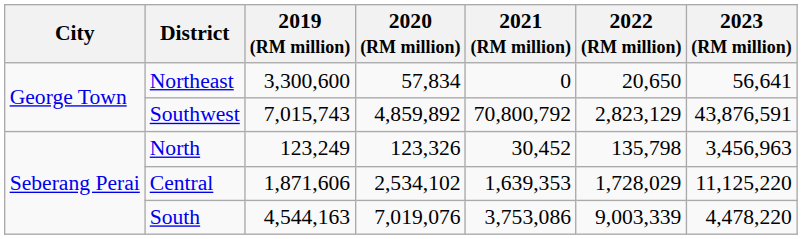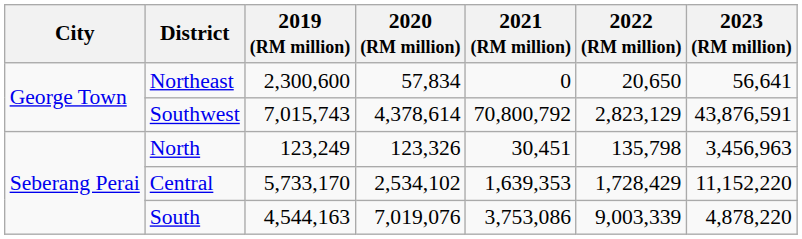(307, 80) 3,300,600 -> (307, 80) 2,300,600
(417, 114) 4,859,892 -> (417, 114) 4,378,614
(541, 148) 30,452 -> (541, 148) 30,451
(307, 182) 1,871,606 -> (307, 182) 5,733,170
(638, 182) 1,728,029 -> (638, 182) 1,728,429
(744, 182) 11,125,220 -> (744, 182) 11,152,220
(749, 217) 4,478,220 -> (749, 217) 4,878,220
